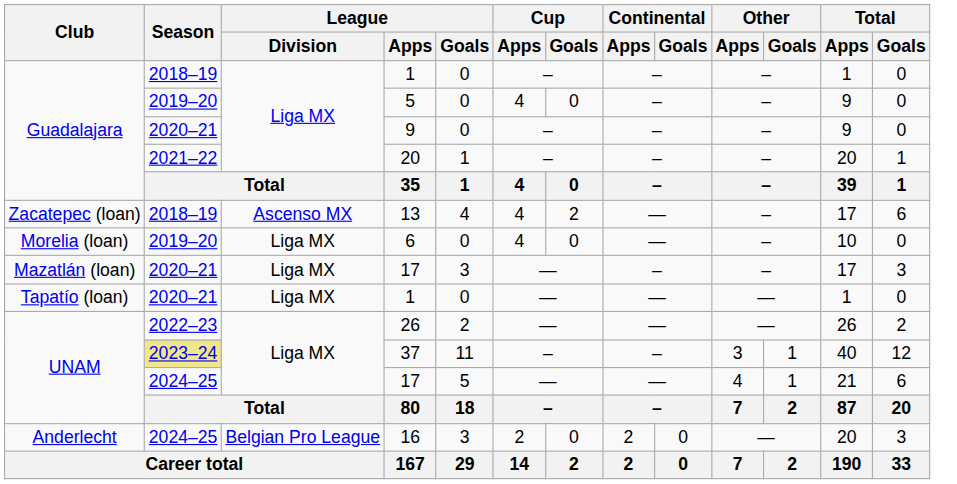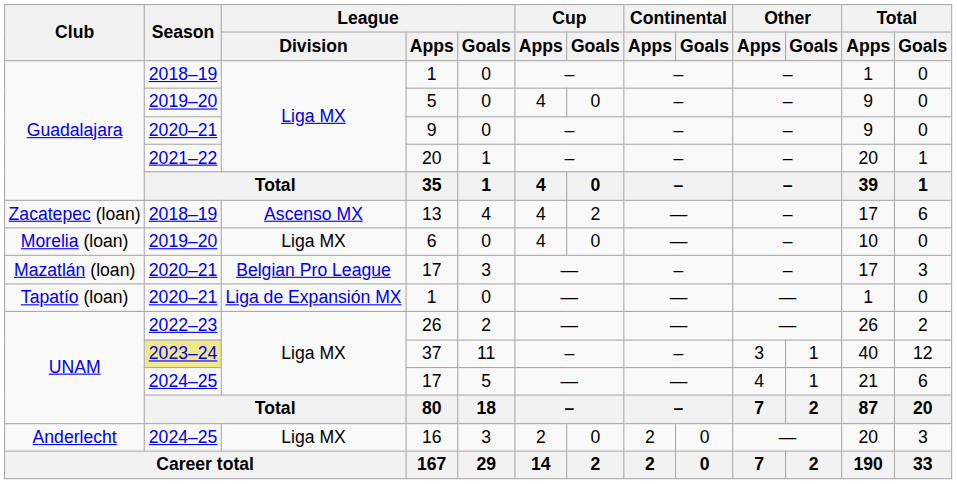(303, 269) Liga MX -> (313, 269) Belgian Pro League
(303, 297) Liga MX -> (314, 297) Liga de Expansión MX
(303, 437) Belgian Pro League -> (314, 437) Liga MX
